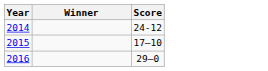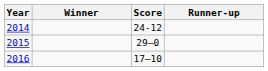+ column: (214, 12)
(148, 43) 17–10 -> (148, 43) 29–0
(148, 58) 29–0 -> (148, 58) 17–10
